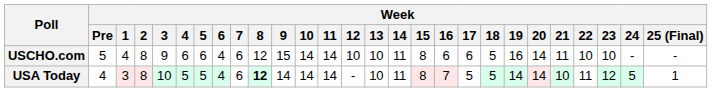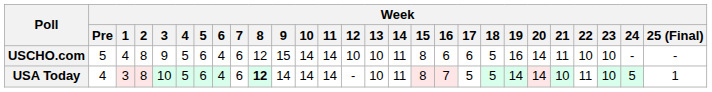(185, 55) 6 -> (185, 55) 5
(203, 76) 5 -> (203, 76) 6
(609, 76) 12 -> (609, 76) 10
